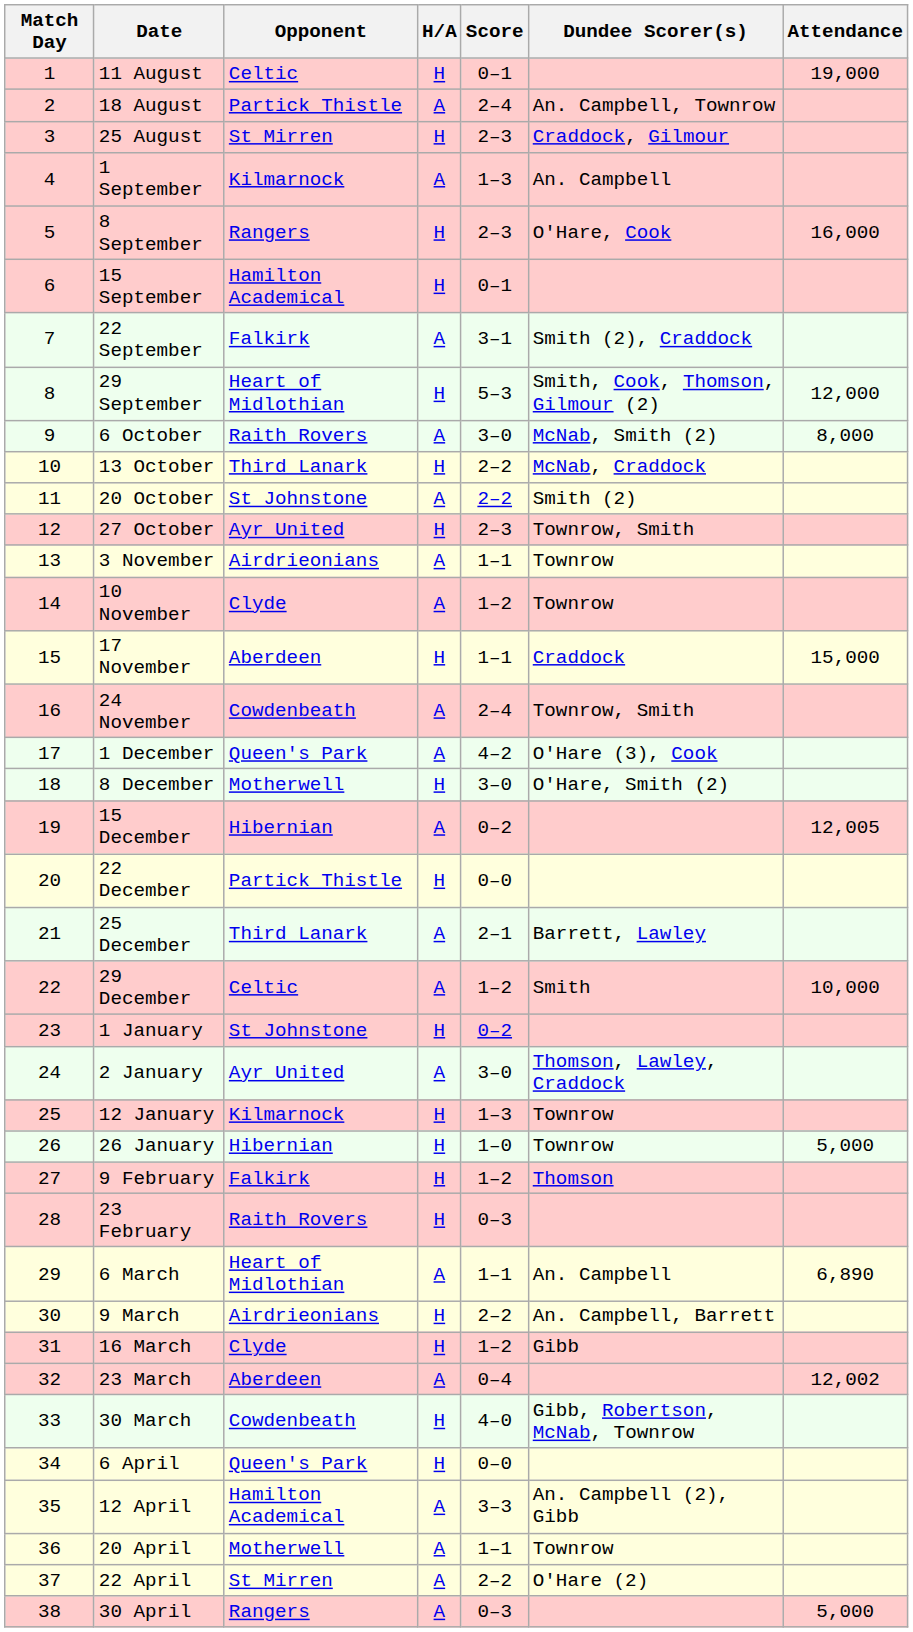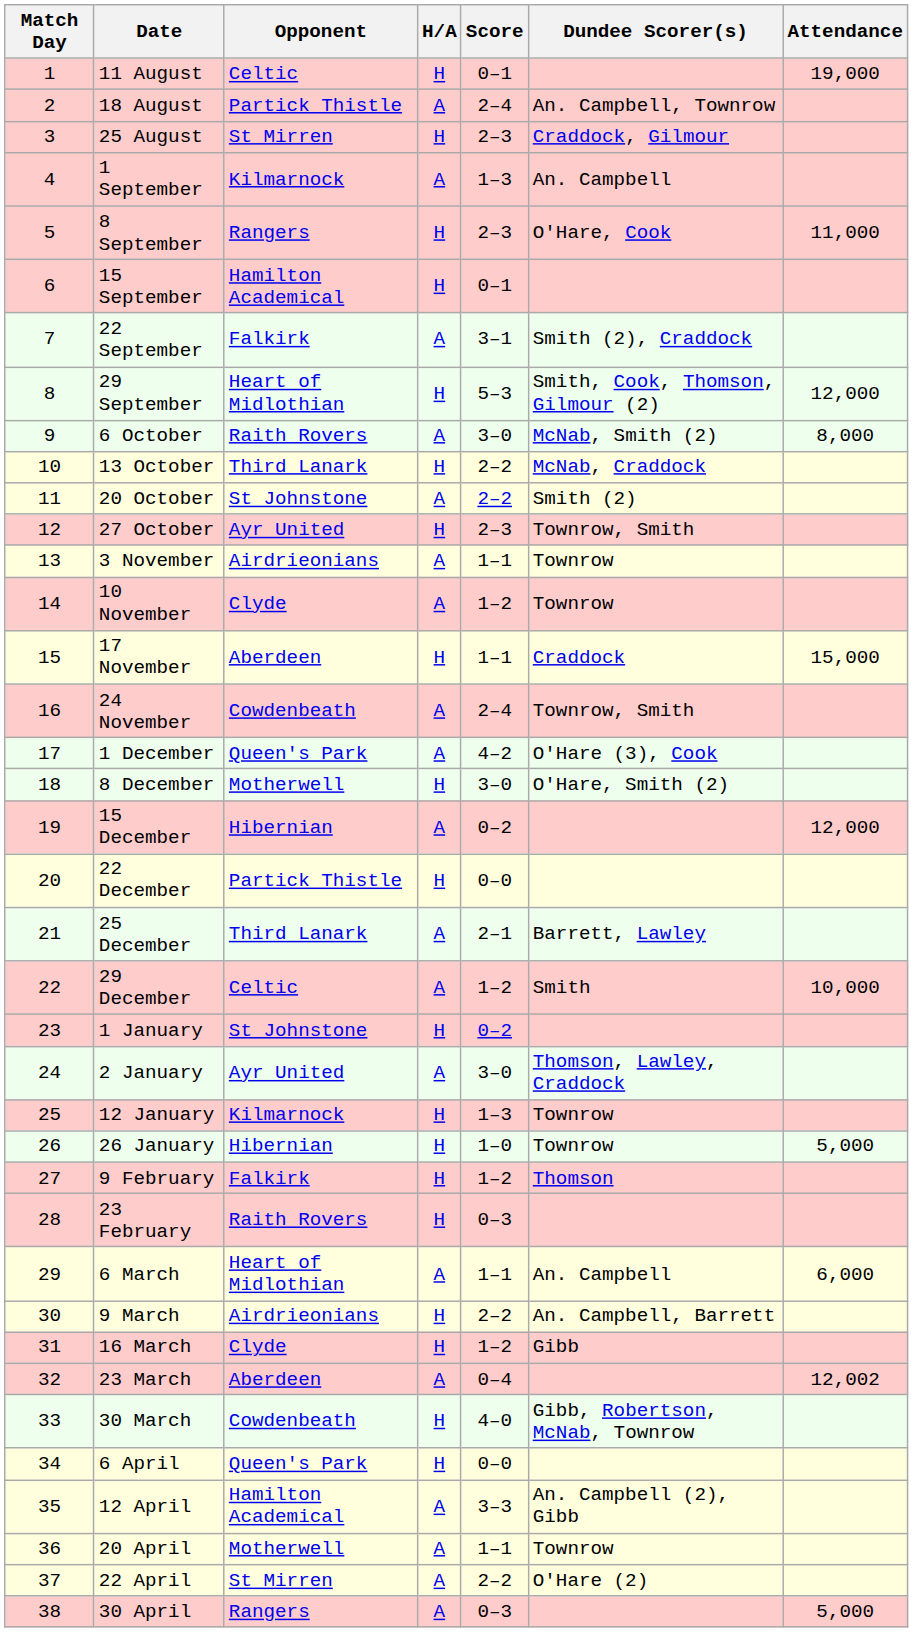(845, 233) 16,000 -> (845, 233) 11,000
(845, 827) 12,005 -> (845, 827) 12,000
(845, 1274) 6,890 -> (845, 1274) 6,000
